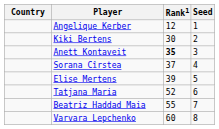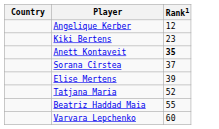- column: (203, 12)
(171, 39) 30 -> (171, 39) 23
